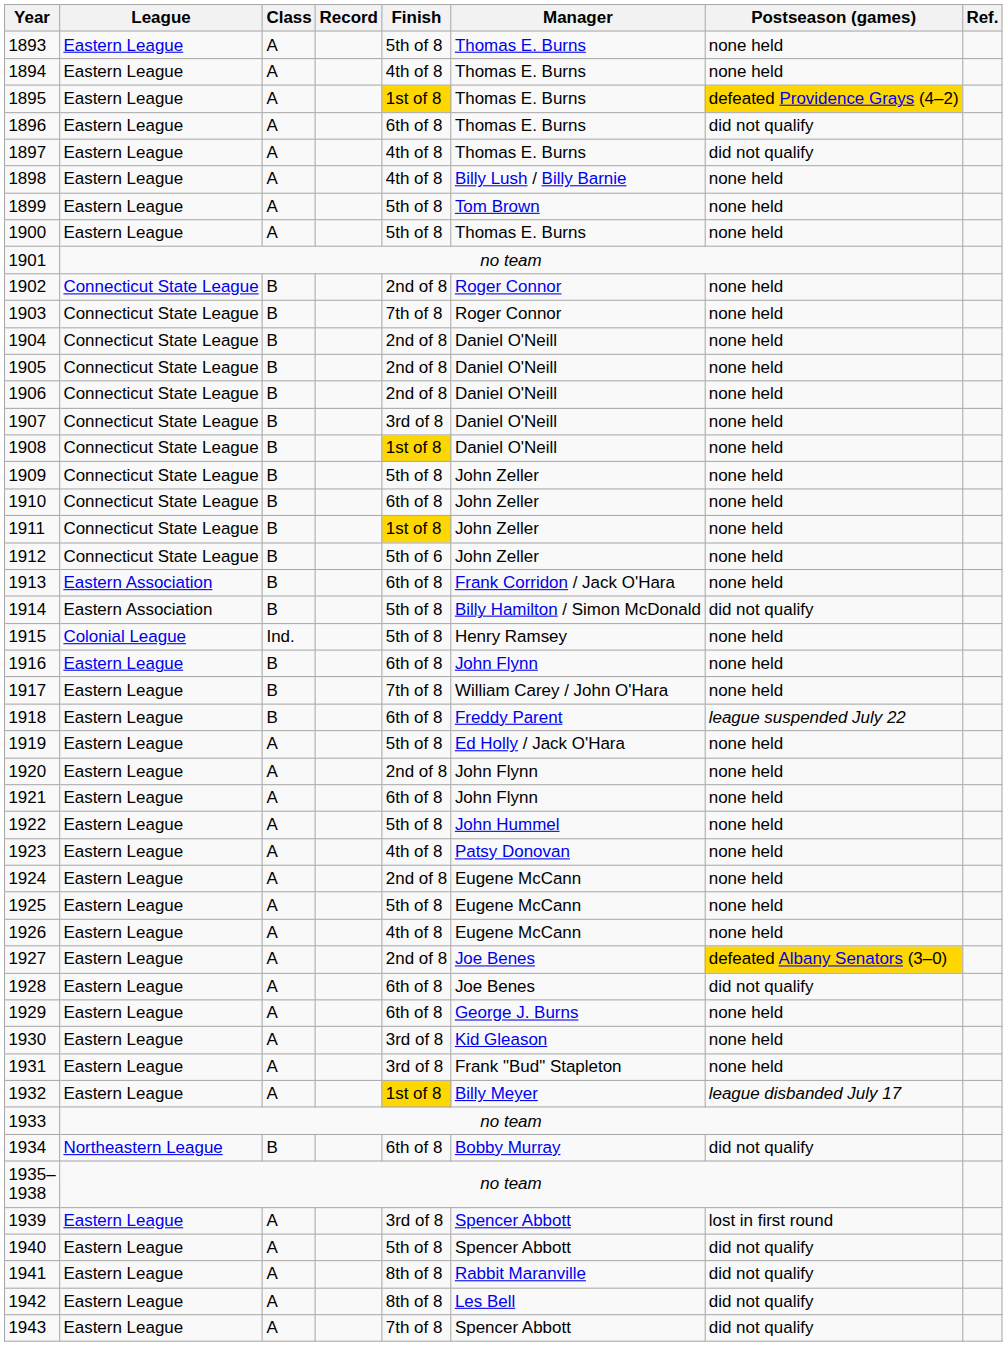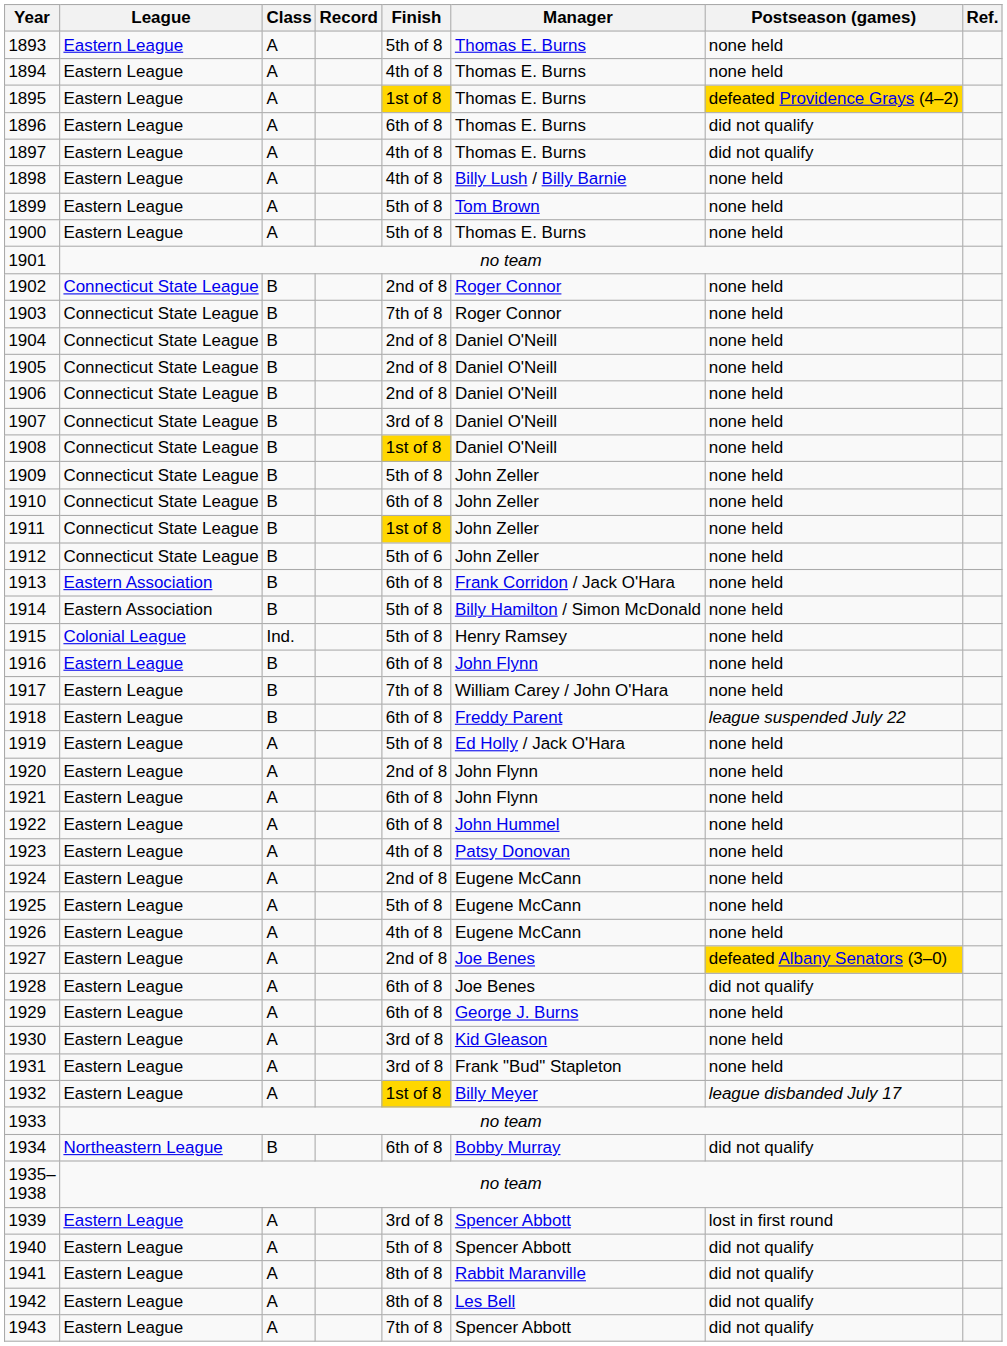(761, 609) did not qualify -> (746, 609) none held
(414, 824) 5th of 8 -> (414, 824) 6th of 8
